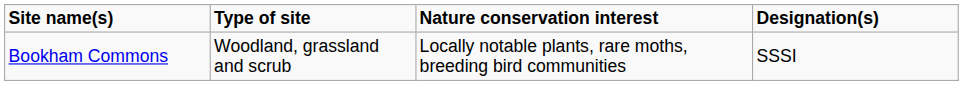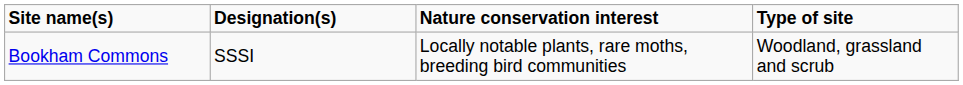columns swapped: (262, 18) <-> (818, 18)
